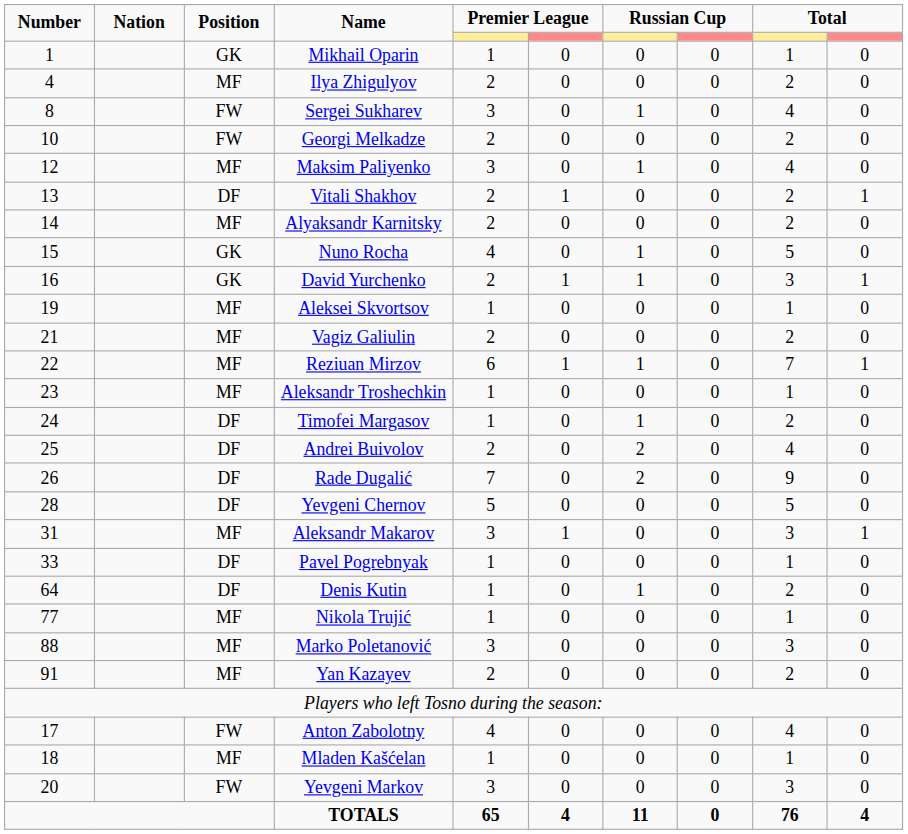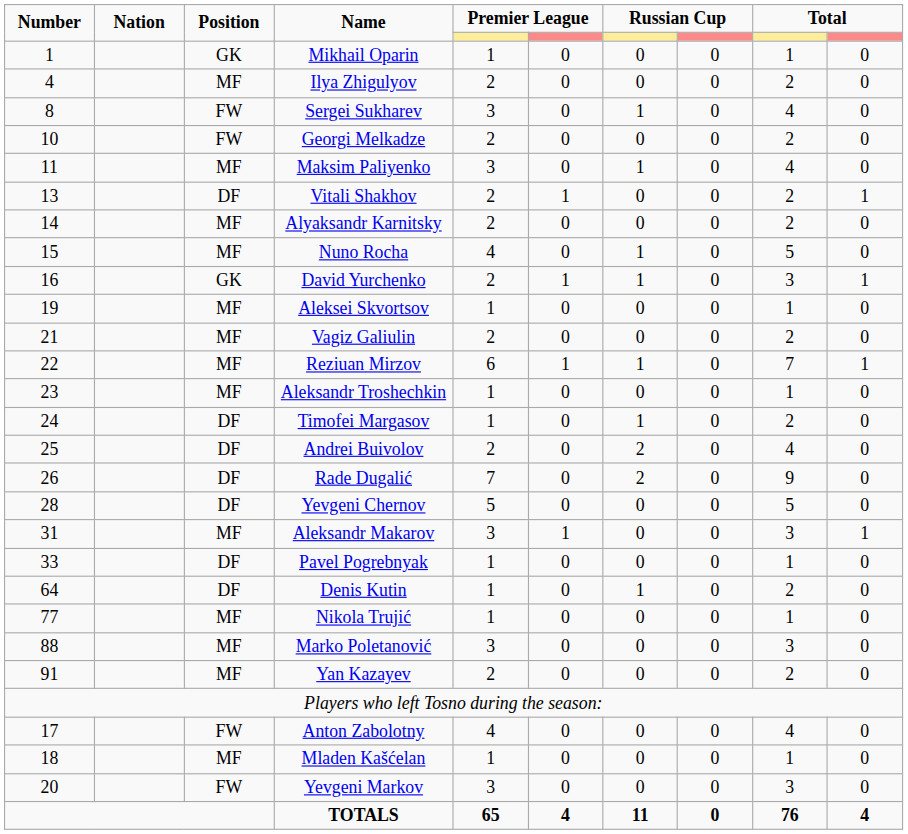(49, 167) 12 -> (49, 167) 11
(229, 252) GK -> (229, 252) MF
